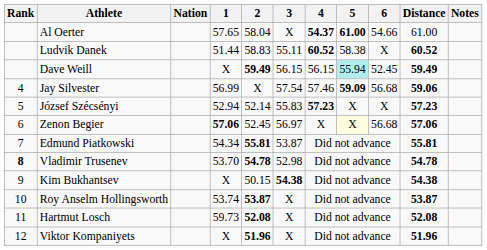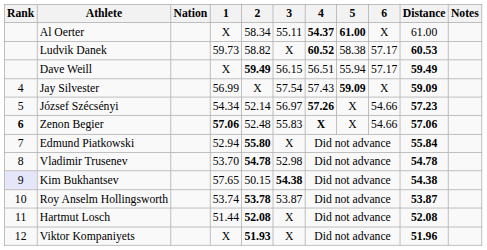(226, 32) 57.65 -> (226, 32) X
(258, 32) 58.04 -> (258, 32) 58.34
(289, 32) X -> (289, 32) 55.11
(384, 32) 54.66 -> (384, 32) X
(226, 50) 51.44 -> (226, 50) 59.73
(258, 50) 58.83 -> (258, 50) 58.82
(289, 50) 55.11 -> (289, 50) X
(384, 50) X -> (384, 50) 57.17
(424, 50) 60.52 -> (424, 50) 60.53
(321, 69) 56.15 -> (321, 69) 56.51
(353, 69) paleturquoise background -> (353, 69) no background
(384, 69) 52.45 -> (384, 69) 57.17
(321, 87) 57.46 -> (321, 87) 57.43
(384, 87) 56.68 -> (384, 87) X
(424, 87) 59.06 -> (424, 87) 59.09
(226, 106) 52.94 -> (226, 106) 54.34
(289, 106) 55.83 -> (289, 106) 56.97
(321, 106) 57.23 -> (321, 106) 57.26
(384, 106) X -> (384, 106) 54.66
(21, 124) normal -> (21, 124) bold
(258, 124) 52.45 -> (258, 124) 52.48
(289, 124) 56.97 -> (289, 124) 55.83
(321, 124) normal -> (321, 124) bold
(353, 124) lightyellow background -> (353, 124) no background
(384, 124) 56.68 -> (384, 124) 54.66
(226, 143) 54.34 -> (226, 143) 52.94
(258, 143) 55.81 -> (258, 143) 55.80
(289, 143) 53.87 -> (289, 143) X
(424, 143) 55.81 -> (424, 143) 55.84
(21, 161) bold -> (21, 161) normal
(21, 180) no background -> (21, 180) lavender background
(226, 180) X -> (226, 180) 57.65
(258, 198) 53.87 -> (258, 198) 53.78
(289, 198) X -> (289, 198) 53.87
(226, 217) 59.73 -> (226, 217) 51.44
(258, 236) 51.96 -> (258, 236) 51.93
